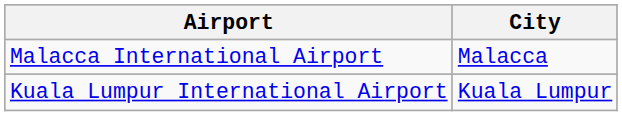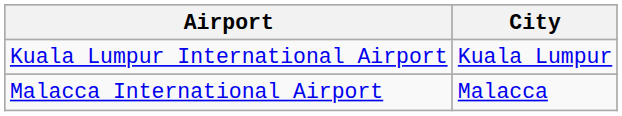rows swapped: (229, 92) <-> (197, 57)
